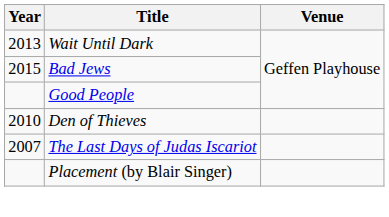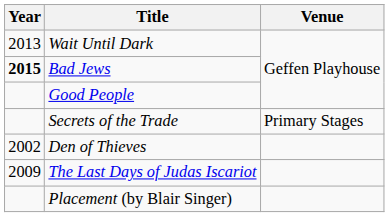(25, 69) normal -> (25, 69) bold
+ row: (113, 120)
(25, 120) 2010 -> (25, 146) 2002
(25, 146) 2007 -> (25, 172) 2009
